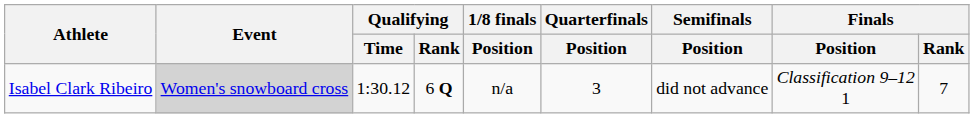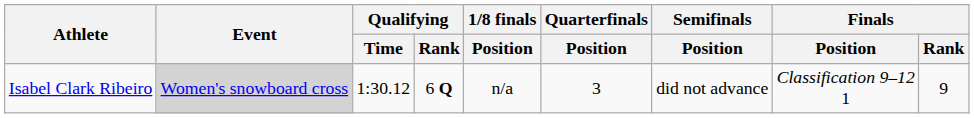(944, 88) 7 -> (944, 88) 9
